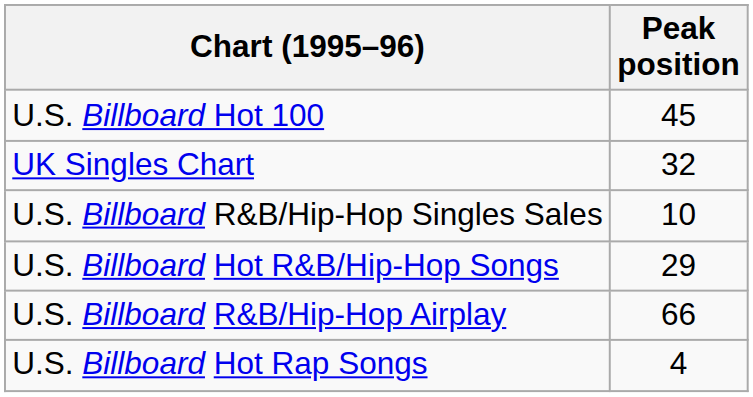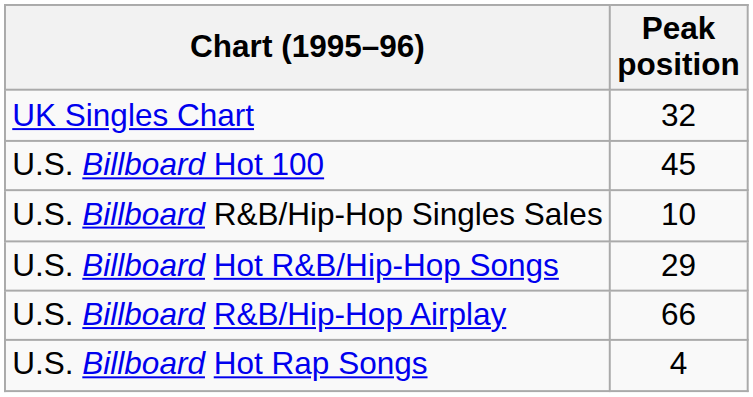rows swapped: (133, 164) <-> (168, 114)
